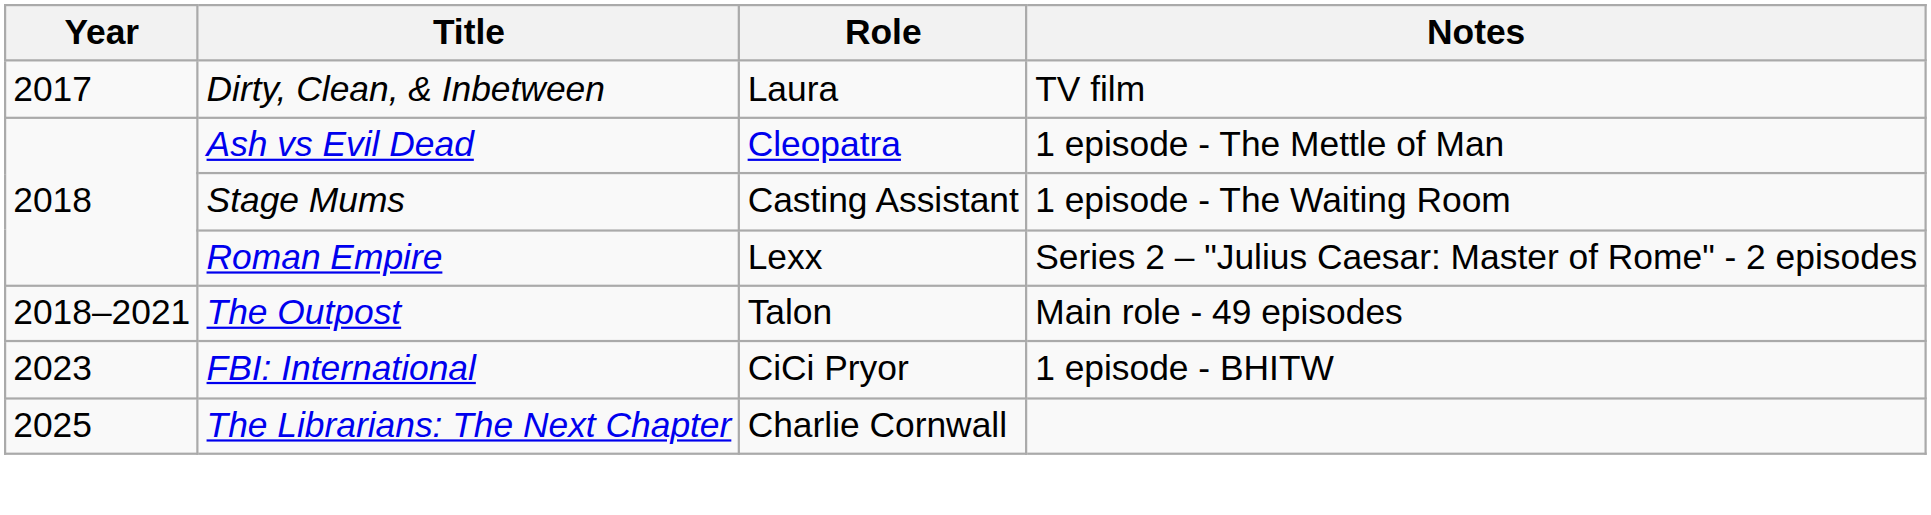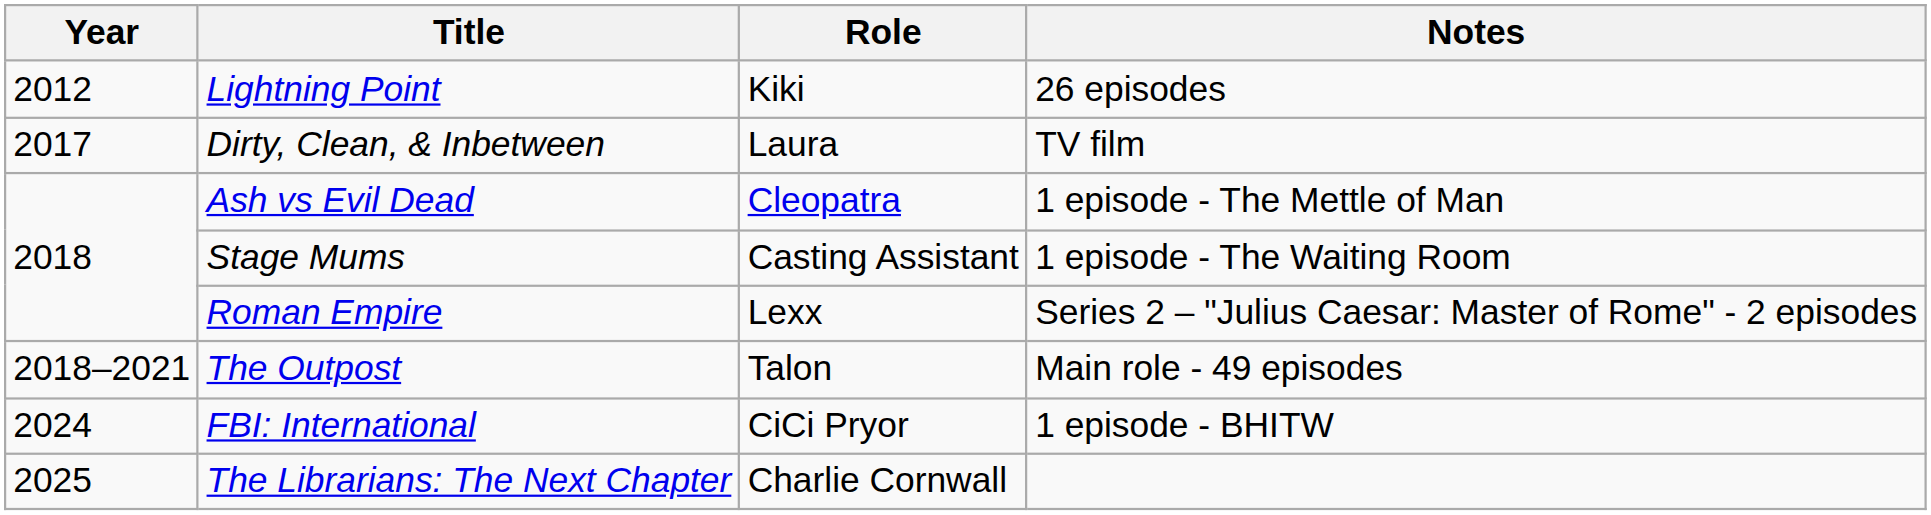+ row: (324, 88)
(53, 369) 2023 -> (53, 425) 2024
